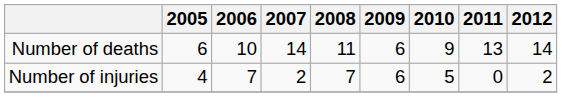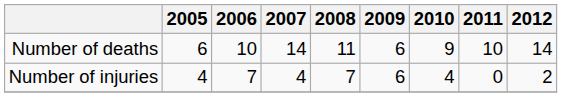(493, 48) 13 -> (493, 48) 10
(301, 77) 2 -> (301, 77) 4
(449, 77) 5 -> (449, 77) 4
